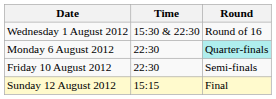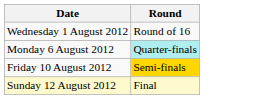- column: (167, 13)
(231, 67) no background -> (160, 67) gold background
